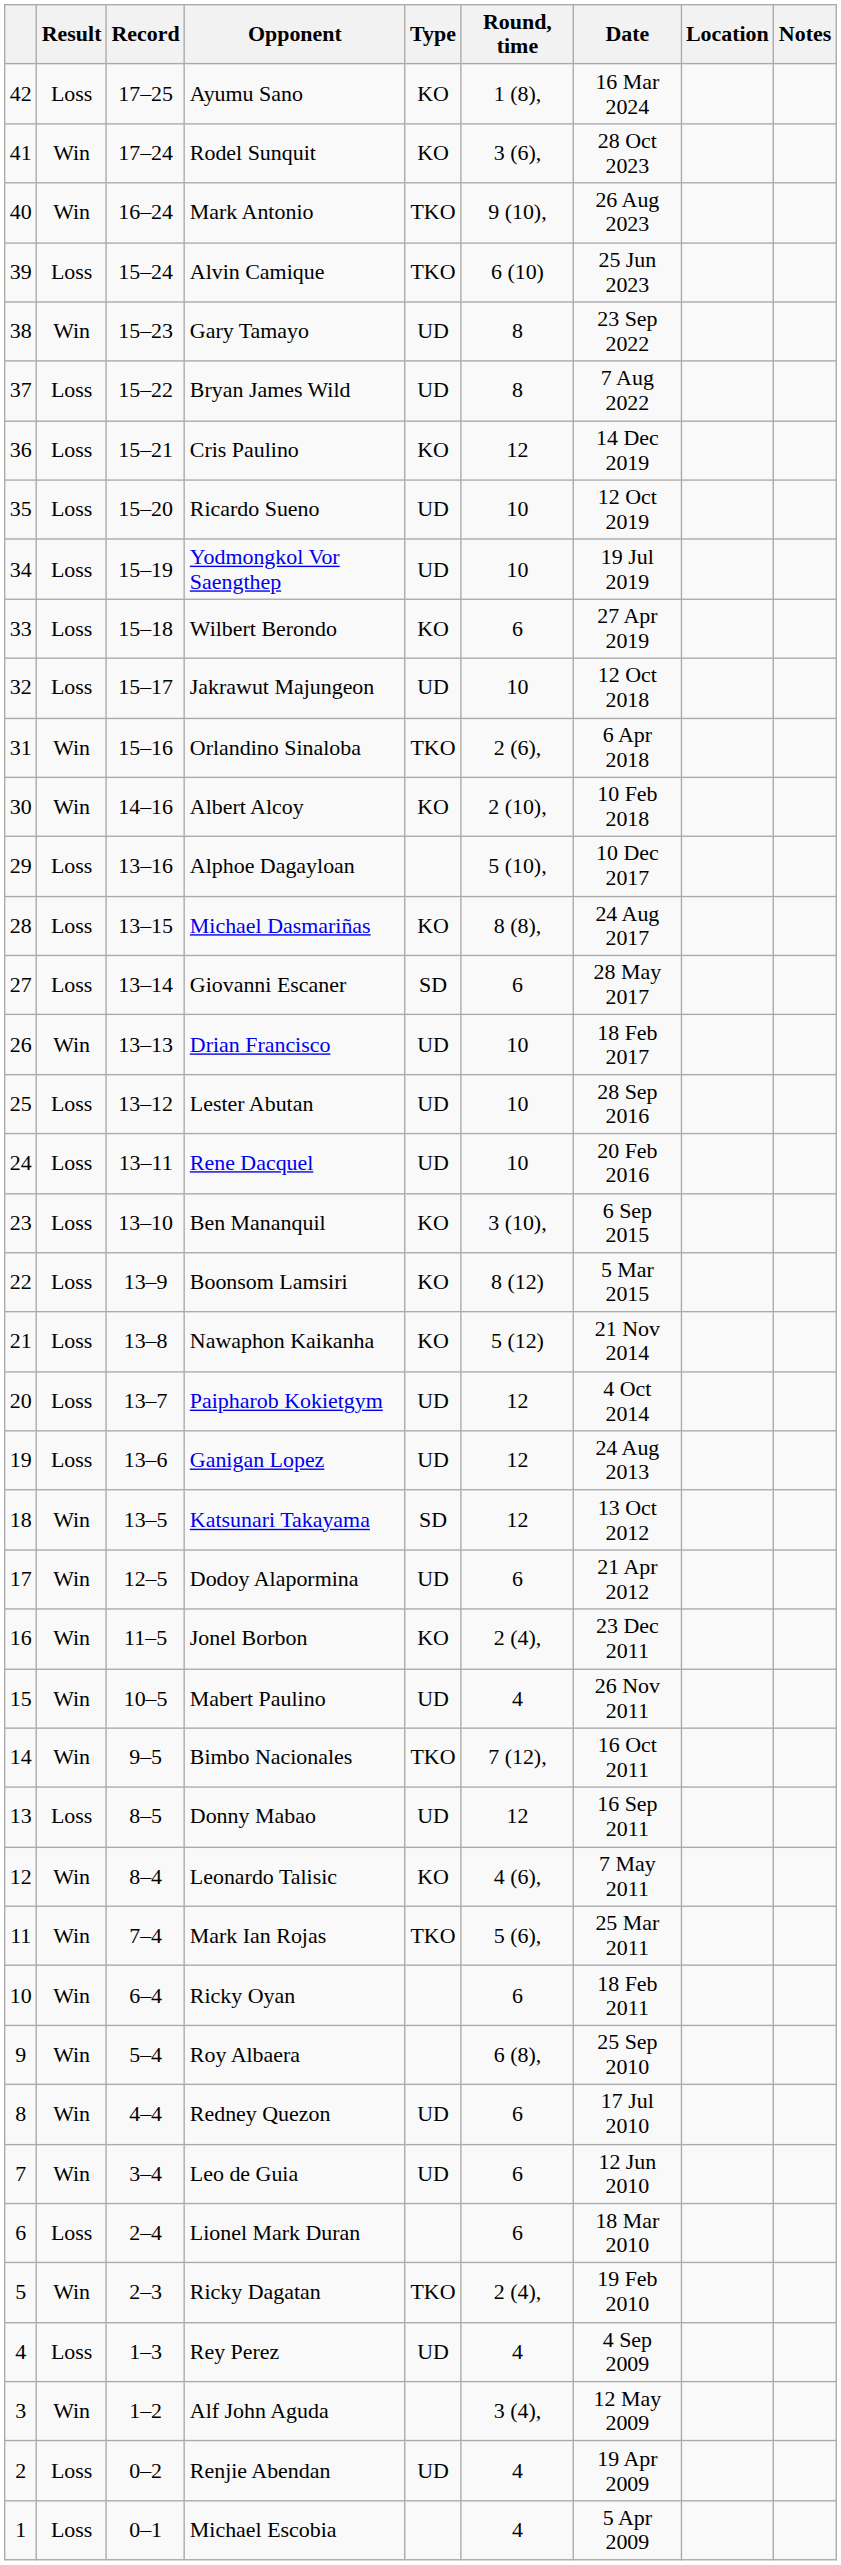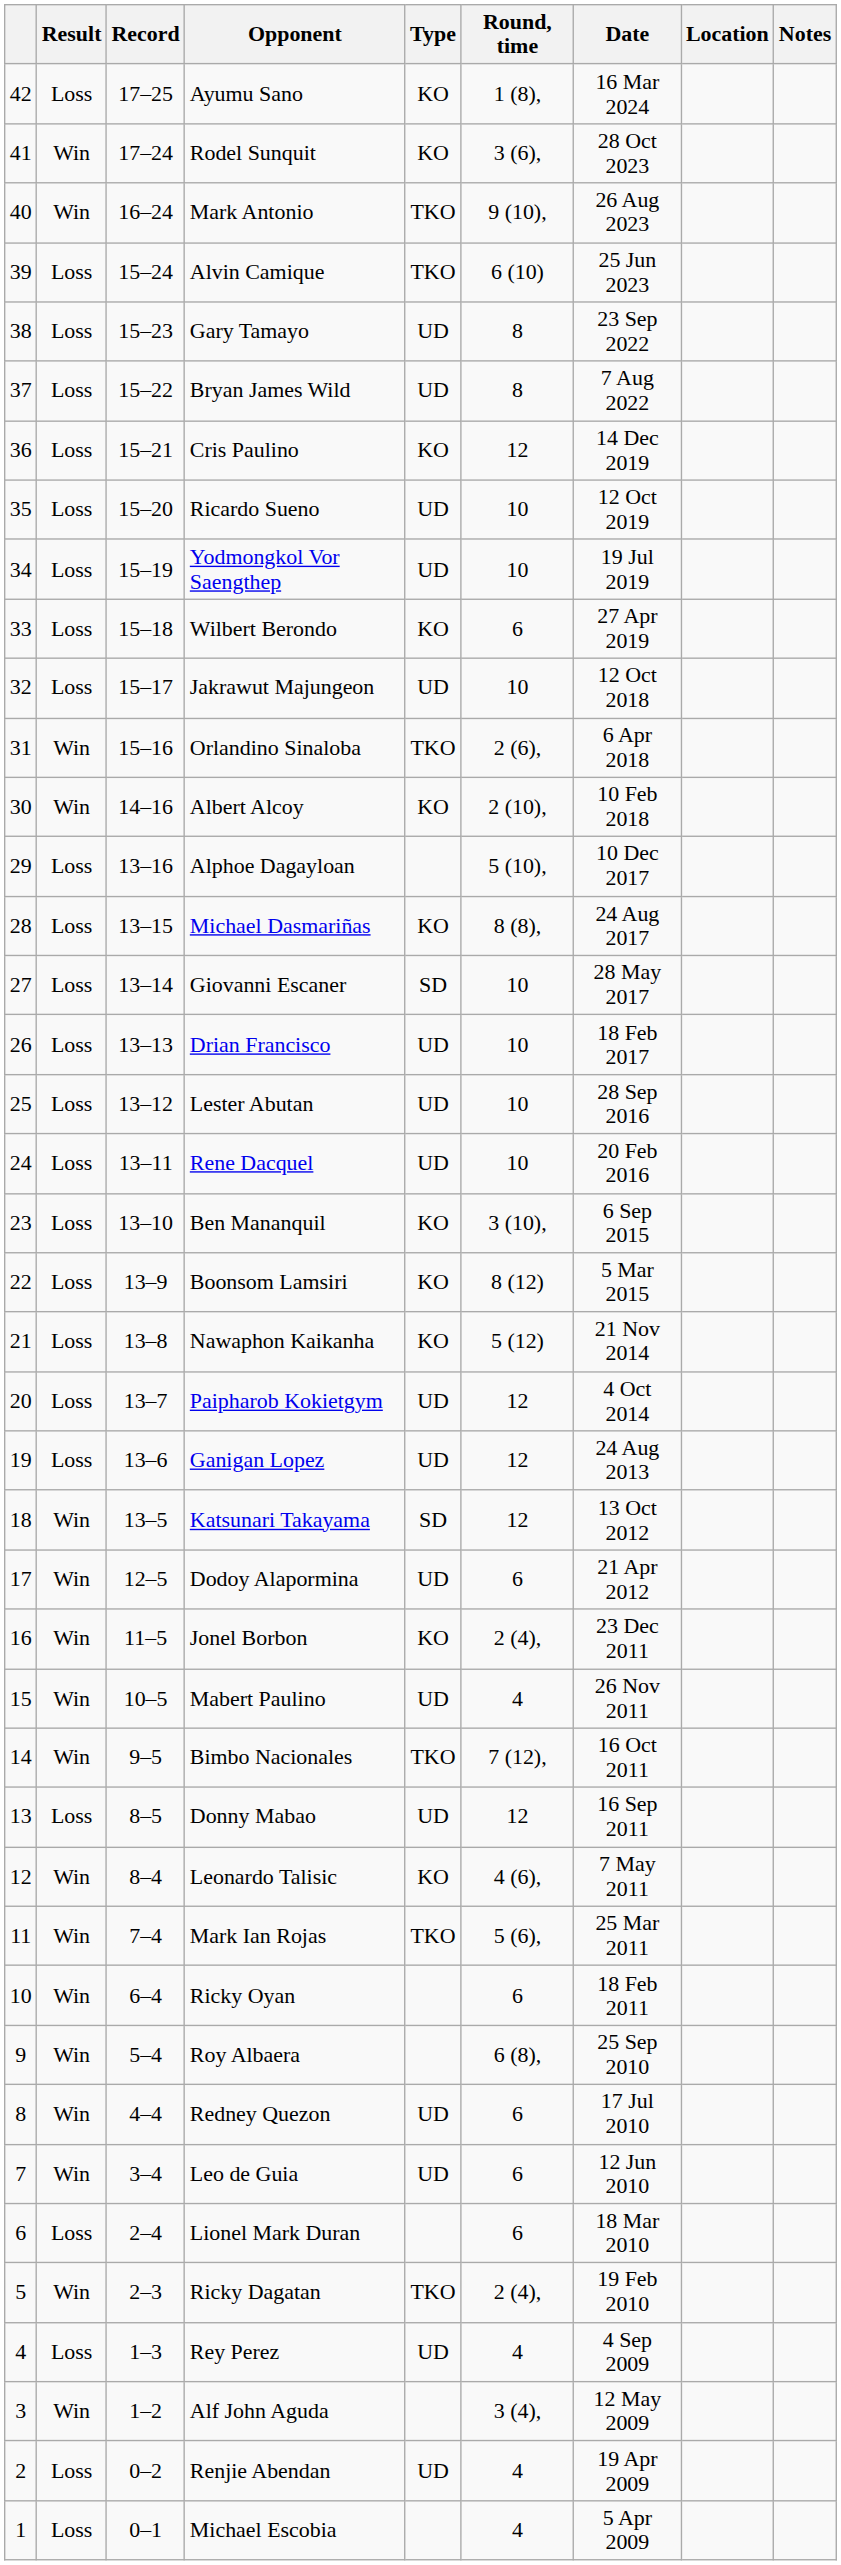(72, 331) Win -> (72, 331) Loss
(517, 984) 6 -> (517, 984) 10
(72, 1044) Win -> (72, 1044) Loss
